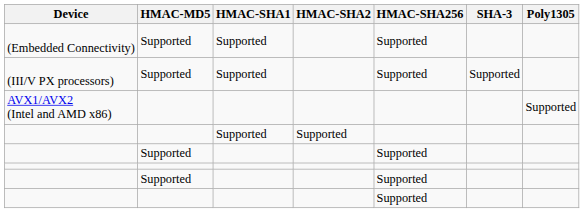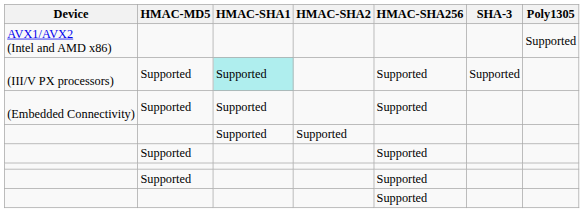rows swapped: (59, 107) <-> (71, 47)
(241, 74) no background -> (241, 74) paleturquoise background
